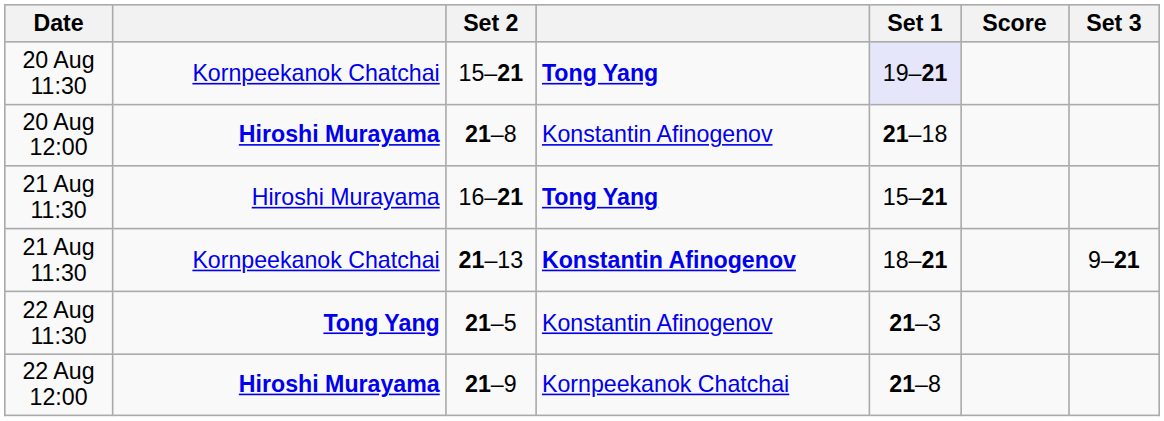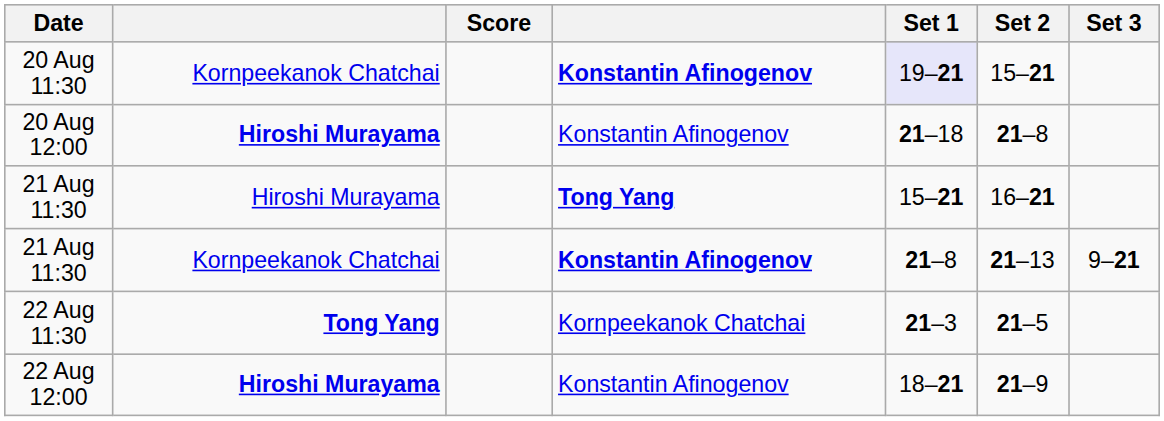columns swapped: (1014, 24) <-> (491, 24)
(600, 73) Tong Yang -> (685, 73) Konstantin Afinogenov
(915, 260) 18–21 -> (931, 260) 21–8
(657, 323) Konstantin Afinogenov -> (682, 323) Kornpeekanok Chatchai
(666, 385) Kornpeekanok Chatchai -> (673, 385) Konstantin Afinogenov
(915, 385) 21–8 -> (931, 385) 18–21
